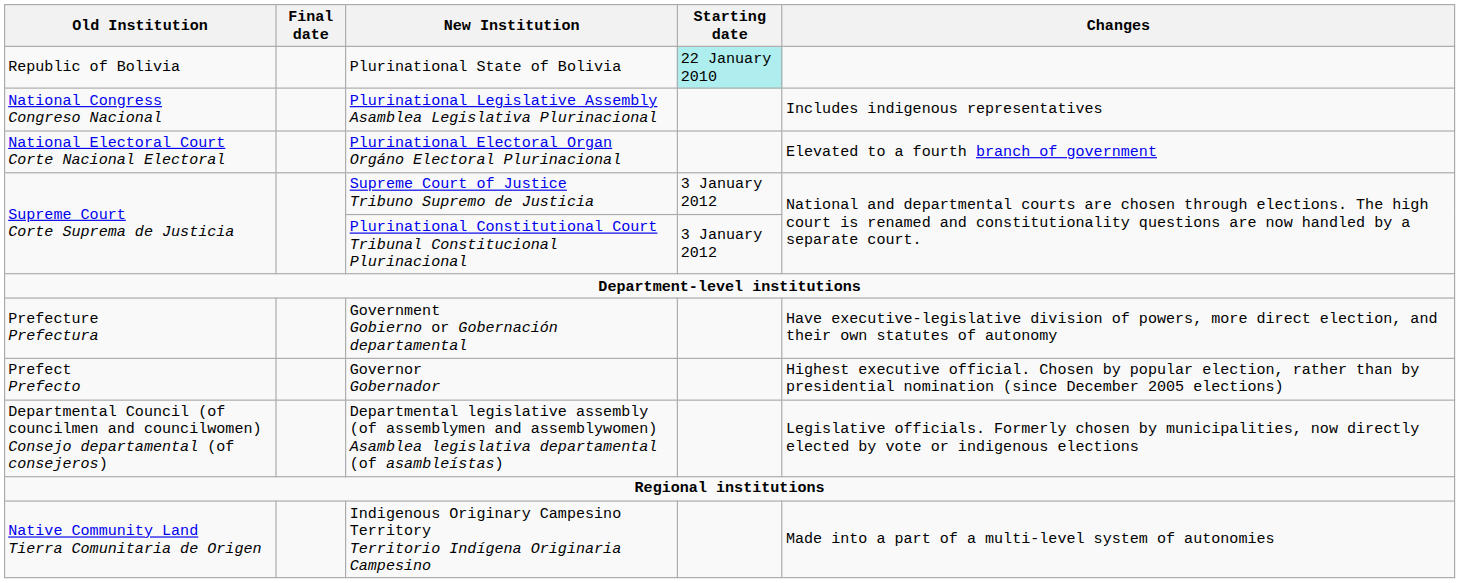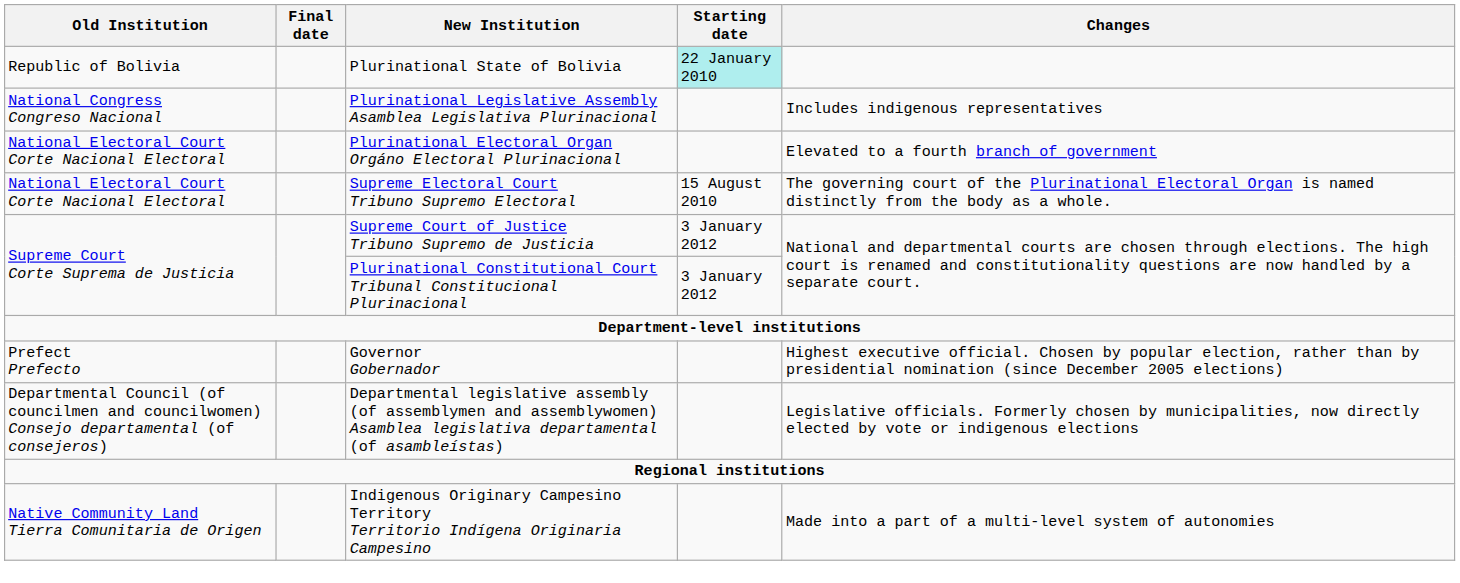+ row: (463, 193)
- row: (454, 328)
